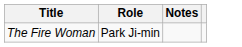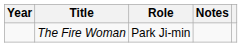+ column: (20, 13)
